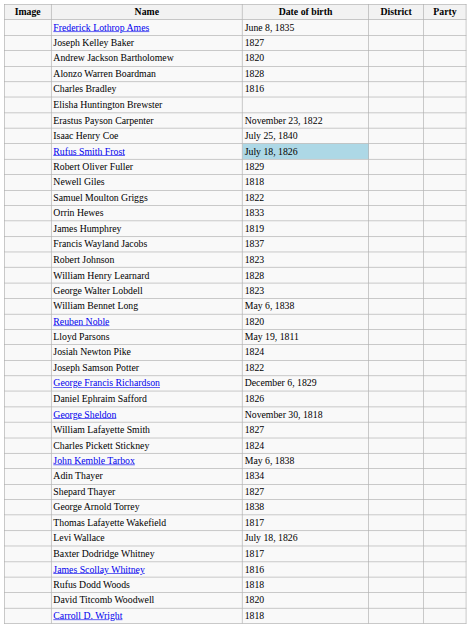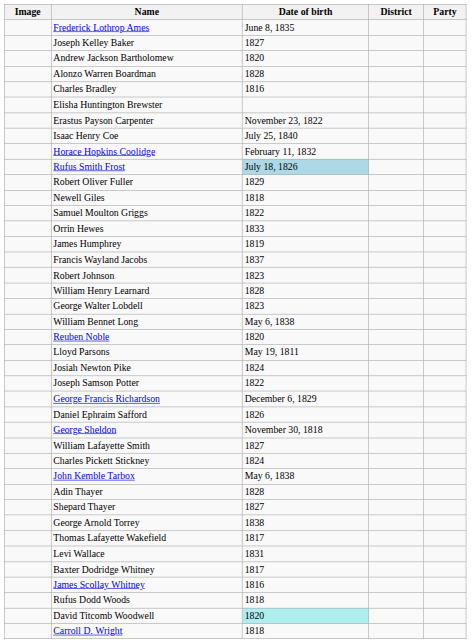+ row: (104, 151)
(254, 476) 1834 -> (254, 492) 1828
(271, 538) July 18, 1826 -> (254, 553) 1831
(254, 600) no background -> (254, 615) paleturquoise background
